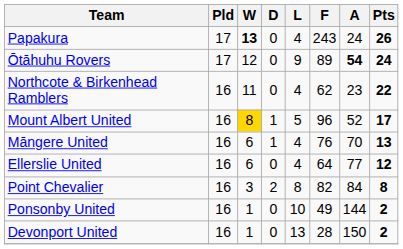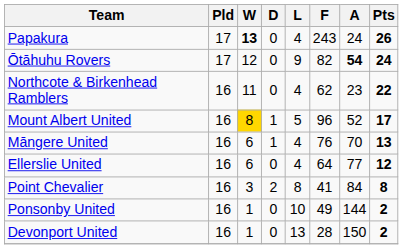(325, 60) 89 -> (325, 60) 82
(325, 187) 82 -> (325, 187) 41
